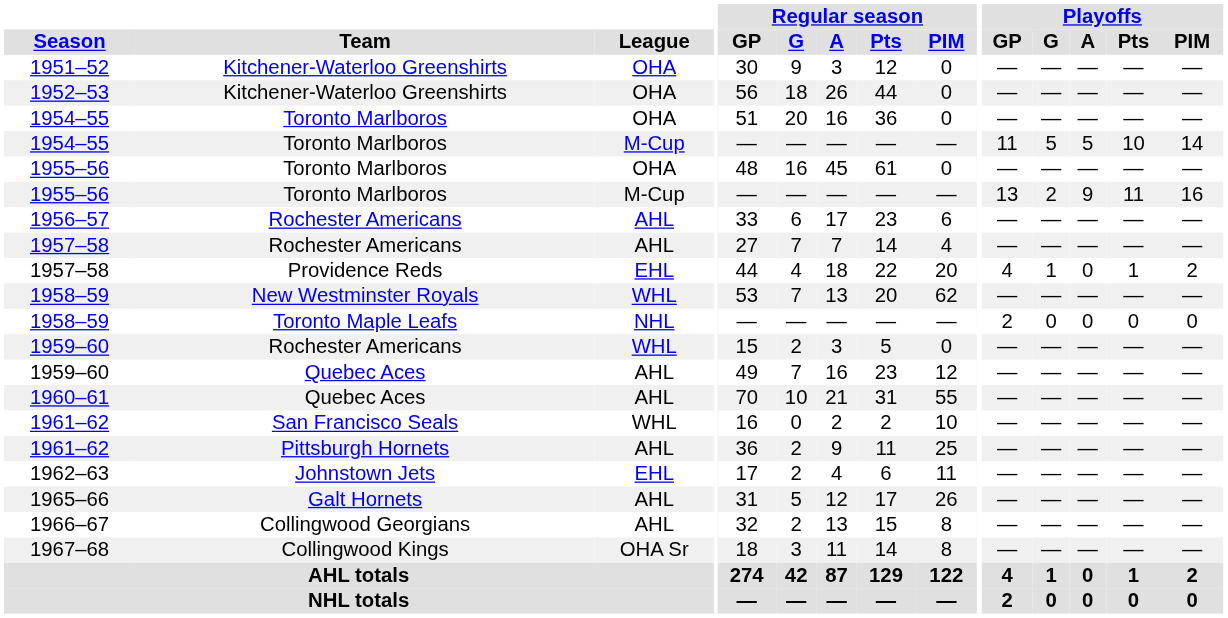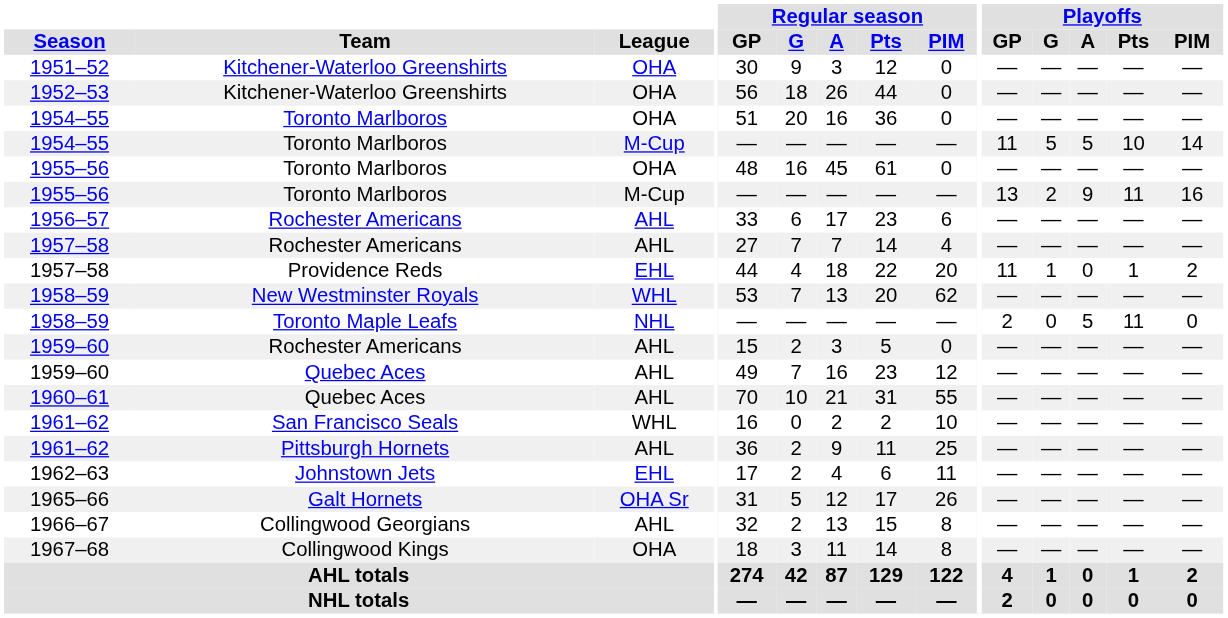(1007, 270) 4 -> (1007, 270) 11
(1088, 321) 0 -> (1088, 321) 5
(1134, 321) 0 -> (1134, 321) 11
(654, 346) WHL -> (654, 346) AHL
(654, 499) AHL -> (654, 499) OHA Sr
(654, 549) OHA Sr -> (654, 549) OHA
